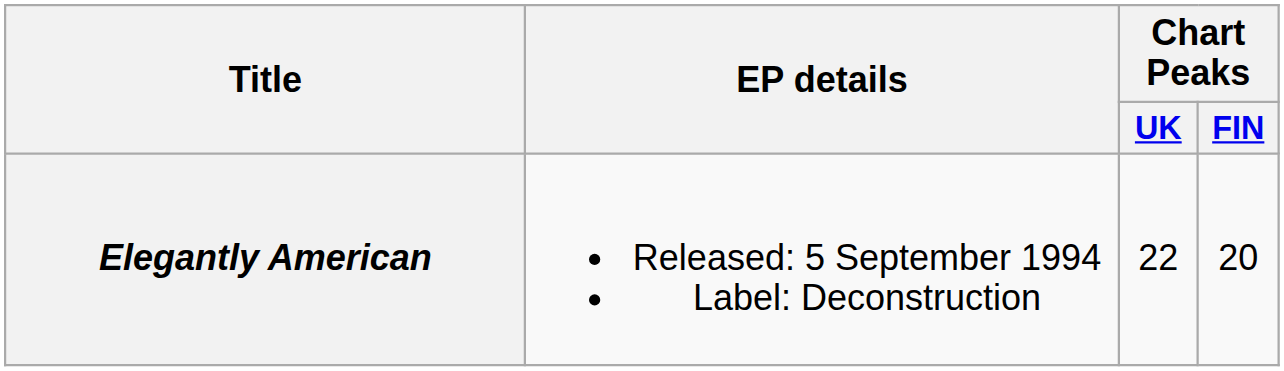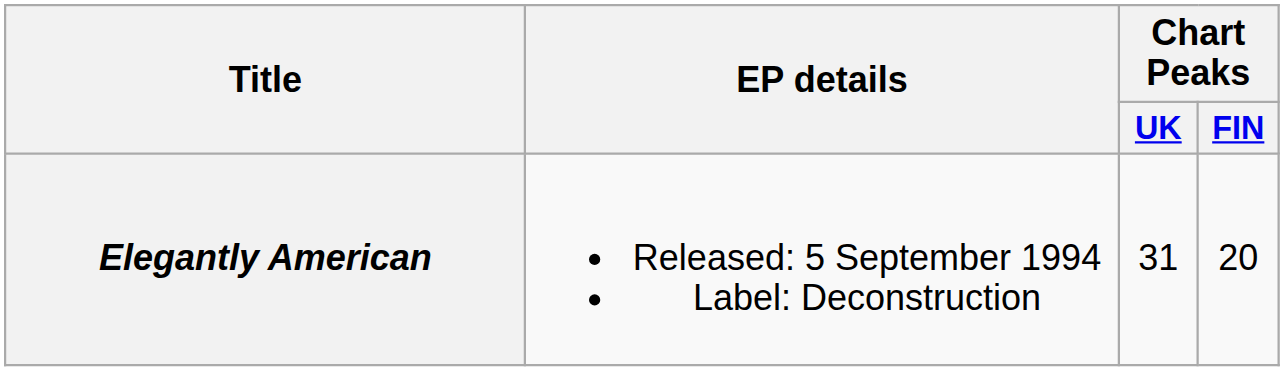(1158, 258) 22 -> (1158, 258) 31
